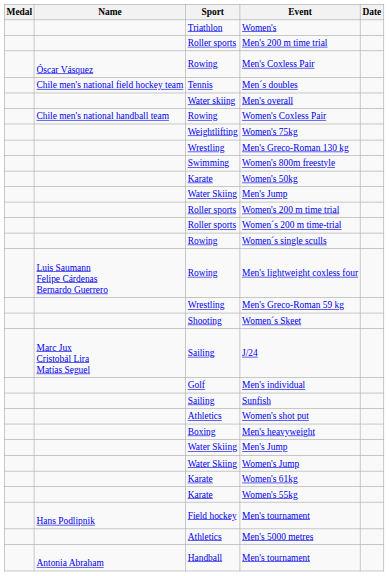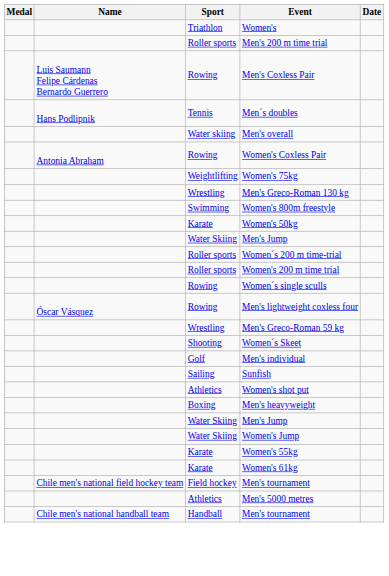(65, 70) Óscar Vásquez -> (72, 81) Luis Saumann Felipe Cárdenas Bernardo Guerrero
(110, 85) Chile men's national field hockey team -> (66, 119) Hans Podlipnik
(103, 116) Chile men's national handball team -> (70, 161) Antonia Abraham
rows swapped: (212, 210) <-> (212, 225)
(72, 279) Luis Saumann Felipe Cárdenas Bernardo Guerrero -> (65, 312) Óscar Vásquez
- row: (201, 353)
rows swapped: (200, 494) <-> (200, 479)
(66, 521) Hans Podlipnik -> (110, 483) Chile men's national field hockey team
(70, 563) Antonia Abraham -> (103, 514) Chile men's national handball team
